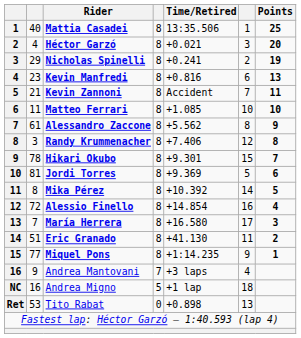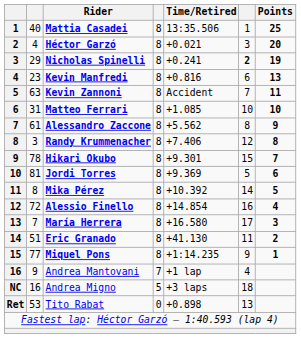(247, 61) normal -> (247, 61) bold
(35, 94) 21 -> (35, 94) 63
(35, 110) 11 -> (35, 110) 31
(187, 272) +3 laps -> (184, 272) +1 lap
(184, 288) +1 lap -> (187, 288) +3 laps
